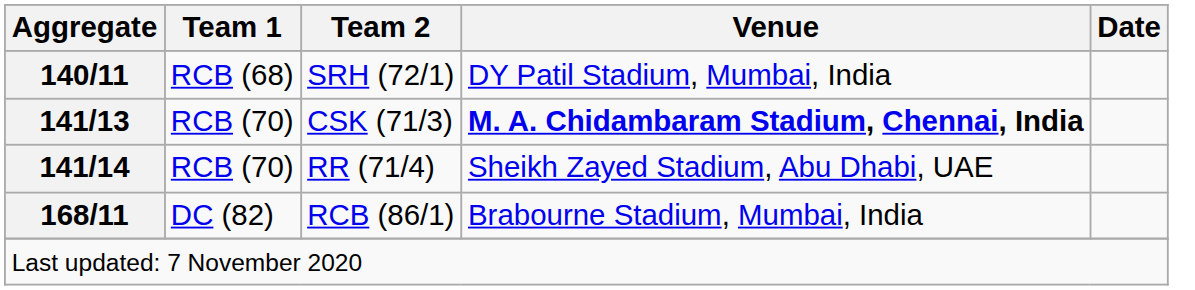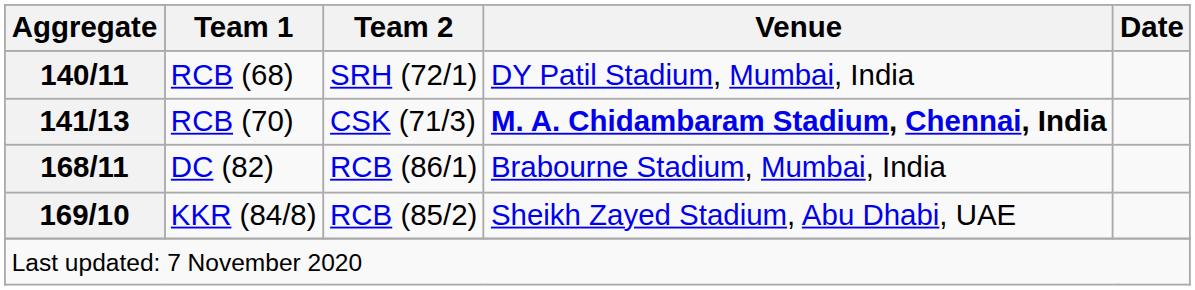- row: (371, 167)
+ row: (404, 214)
